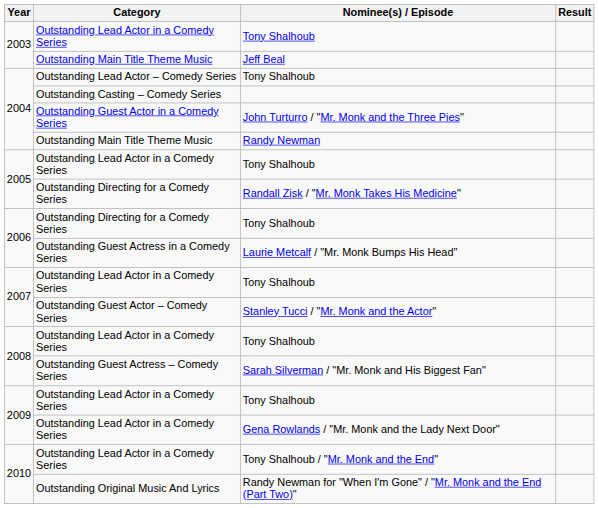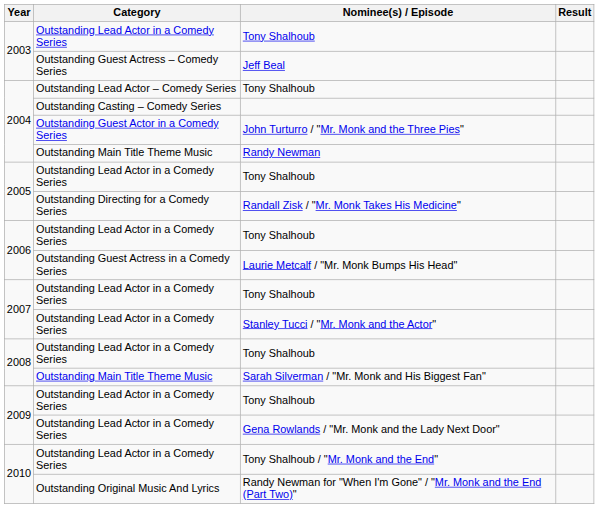(124, 59) Outstanding Main Title Theme Music -> (127, 65) Outstanding Guest Actress – Comedy Series
(123, 223) Outstanding Directing for a Comedy Series -> (125, 235) Outstanding Lead Actor in a Comedy Series
(122, 311) Outstanding Guest Actor – Comedy Series -> (125, 324) Outstanding Lead Actor in a Comedy Series
(127, 370) Outstanding Guest Actress – Comedy Series -> (124, 377) Outstanding Main Title Theme Music
